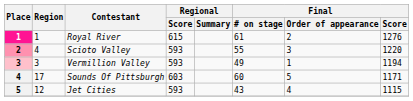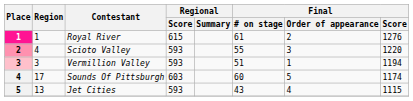(239, 63) 49 -> (239, 63) 51
(392, 77) 1171 -> (392, 77) 1174
(39, 90) 12 -> (39, 90) 13
